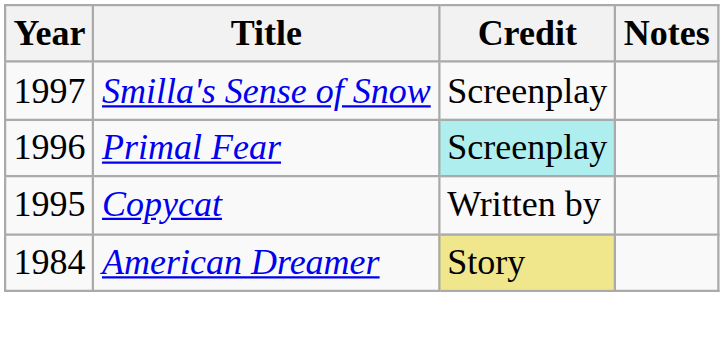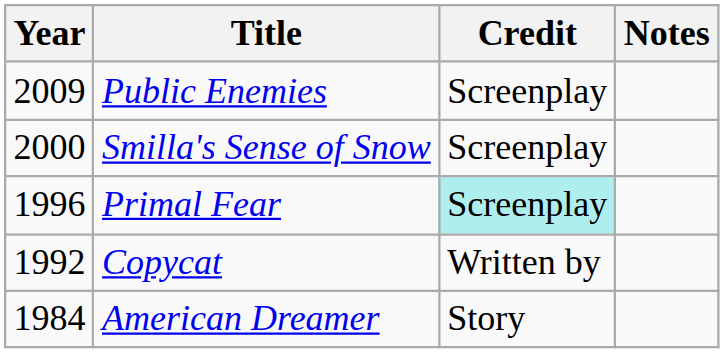+ row: (214, 90)
(49, 90) 1997 -> (49, 147) 2000
(49, 204) 1995 -> (49, 261) 1992
(486, 261) khaki background -> (486, 318) no background
